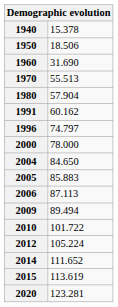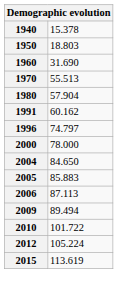(64, 46) 18.506 -> (64, 46) 18.803
- row: (26, 260)
- row: (26, 293)
